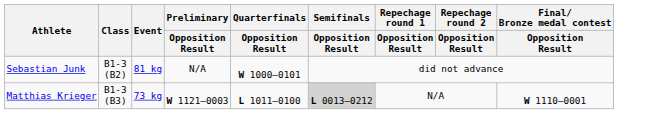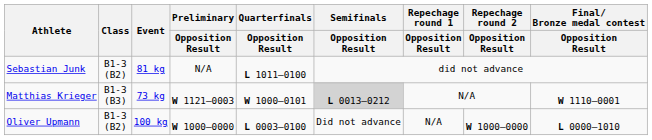(270, 75) W 1000–0101 -> (275, 75) L 1011–0100
(270, 101) L 1011–0100 -> (275, 101) W 1000–0101
+ row: (43, 122)
